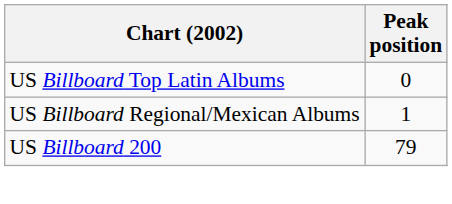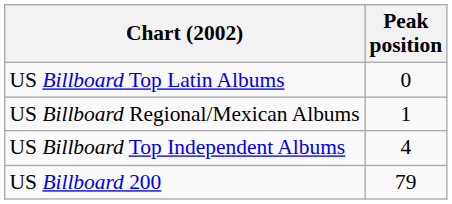+ row: (177, 147)
